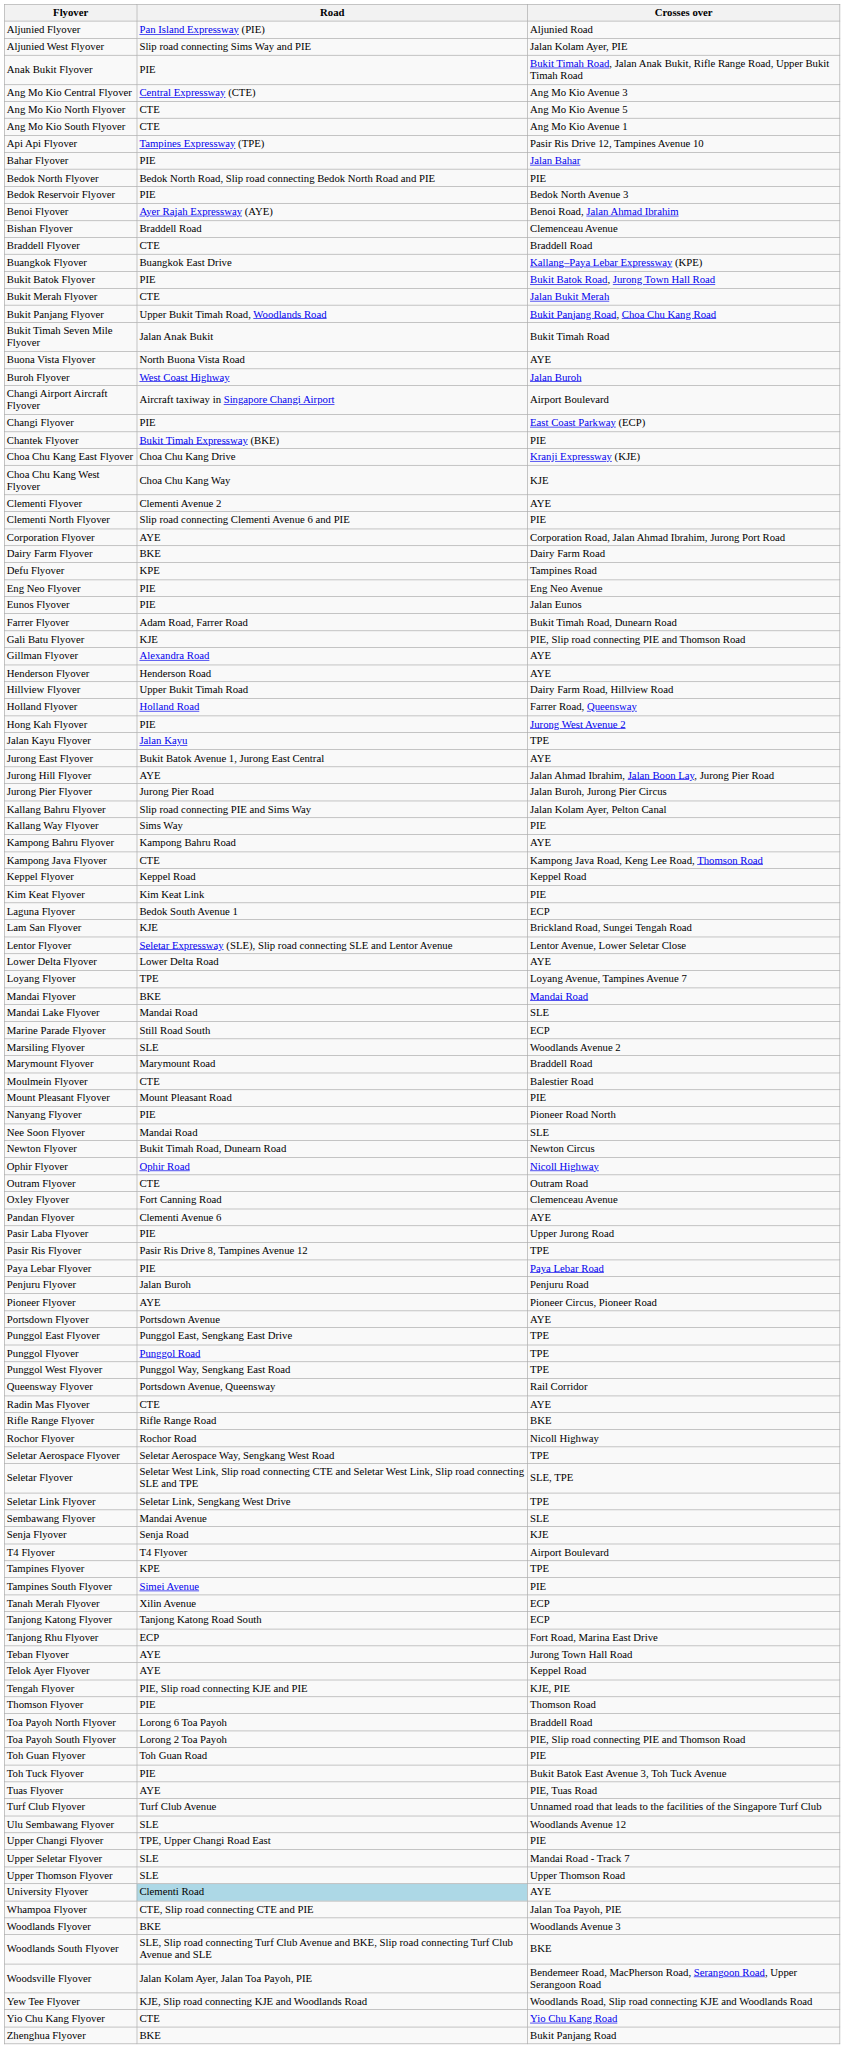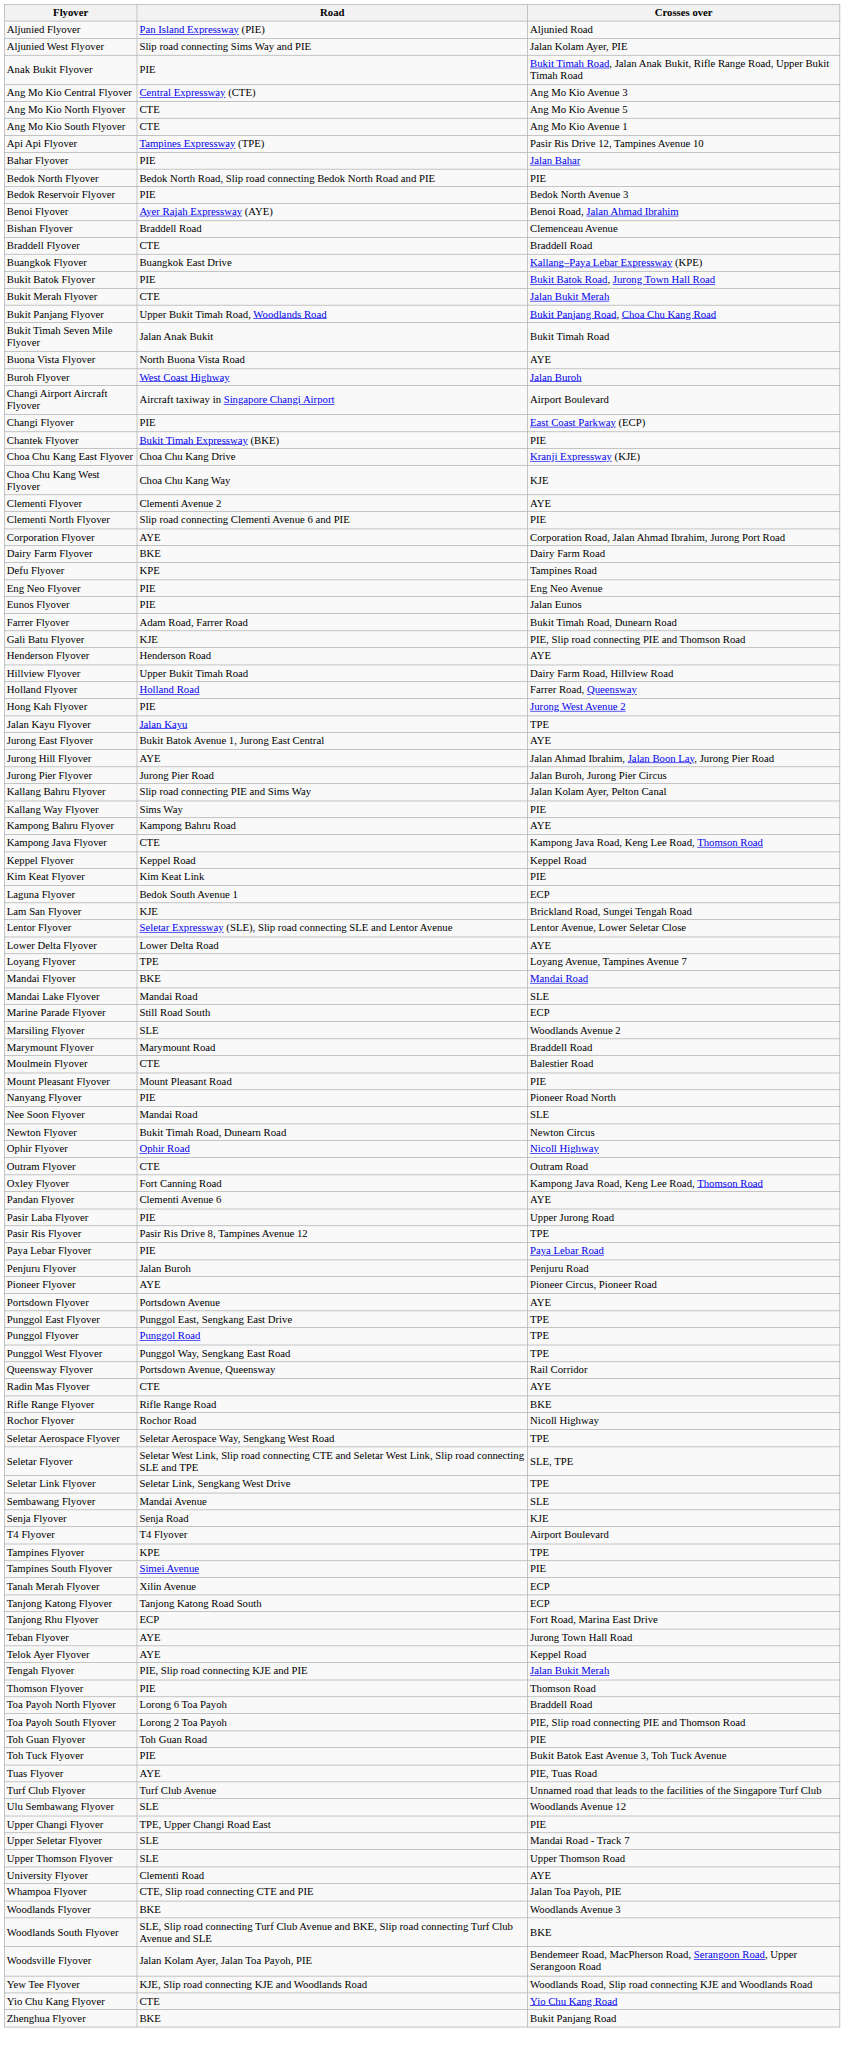- row: (42, 656)
(574, 1200) Clemenceau Avenue -> (647, 1183) Kampong Java Road, Keng Lee Road, Thomson Road
(550, 1688) KJE, PIE -> (570, 1671) Jalan Bukit Merah
(172, 1892) lightblue background -> (172, 1875) no background
